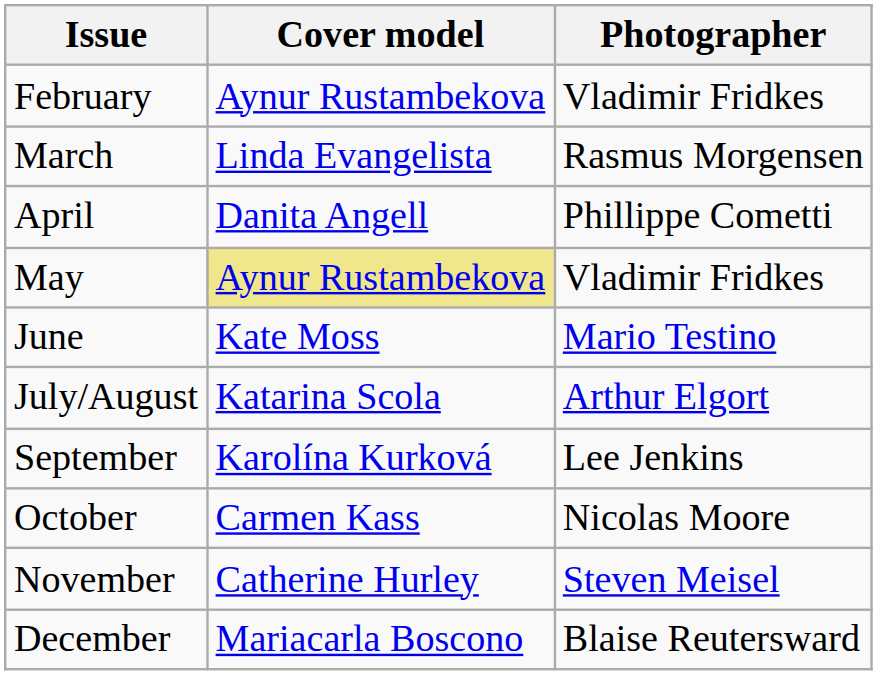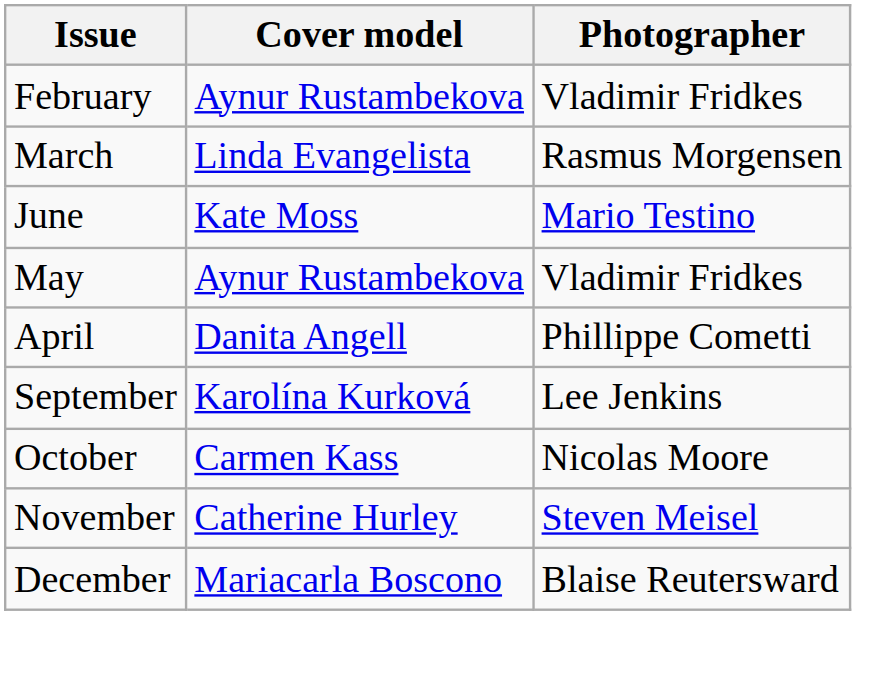rows swapped: (54, 215) <-> (49, 336)
(380, 276) khaki background -> (359, 276) no background
- row: (106, 397)
